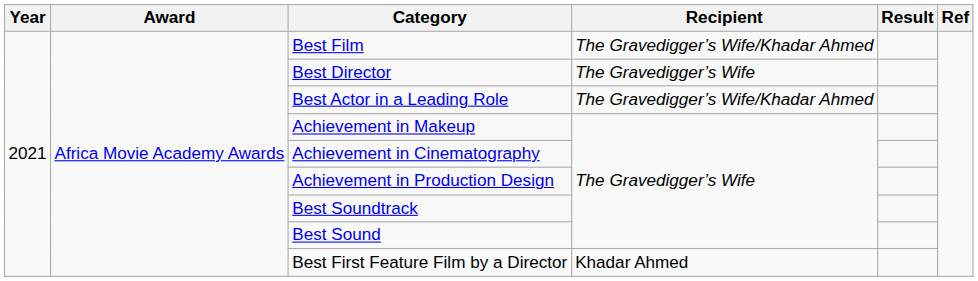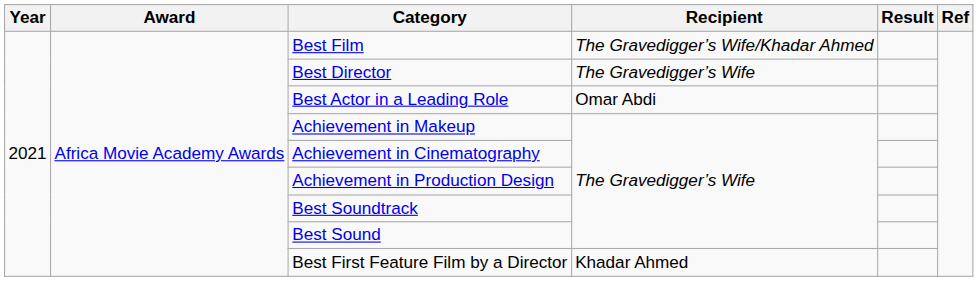(724, 99) The Gravedigger’s Wife/Khadar Ahmed -> (616, 99) Omar Abdi
